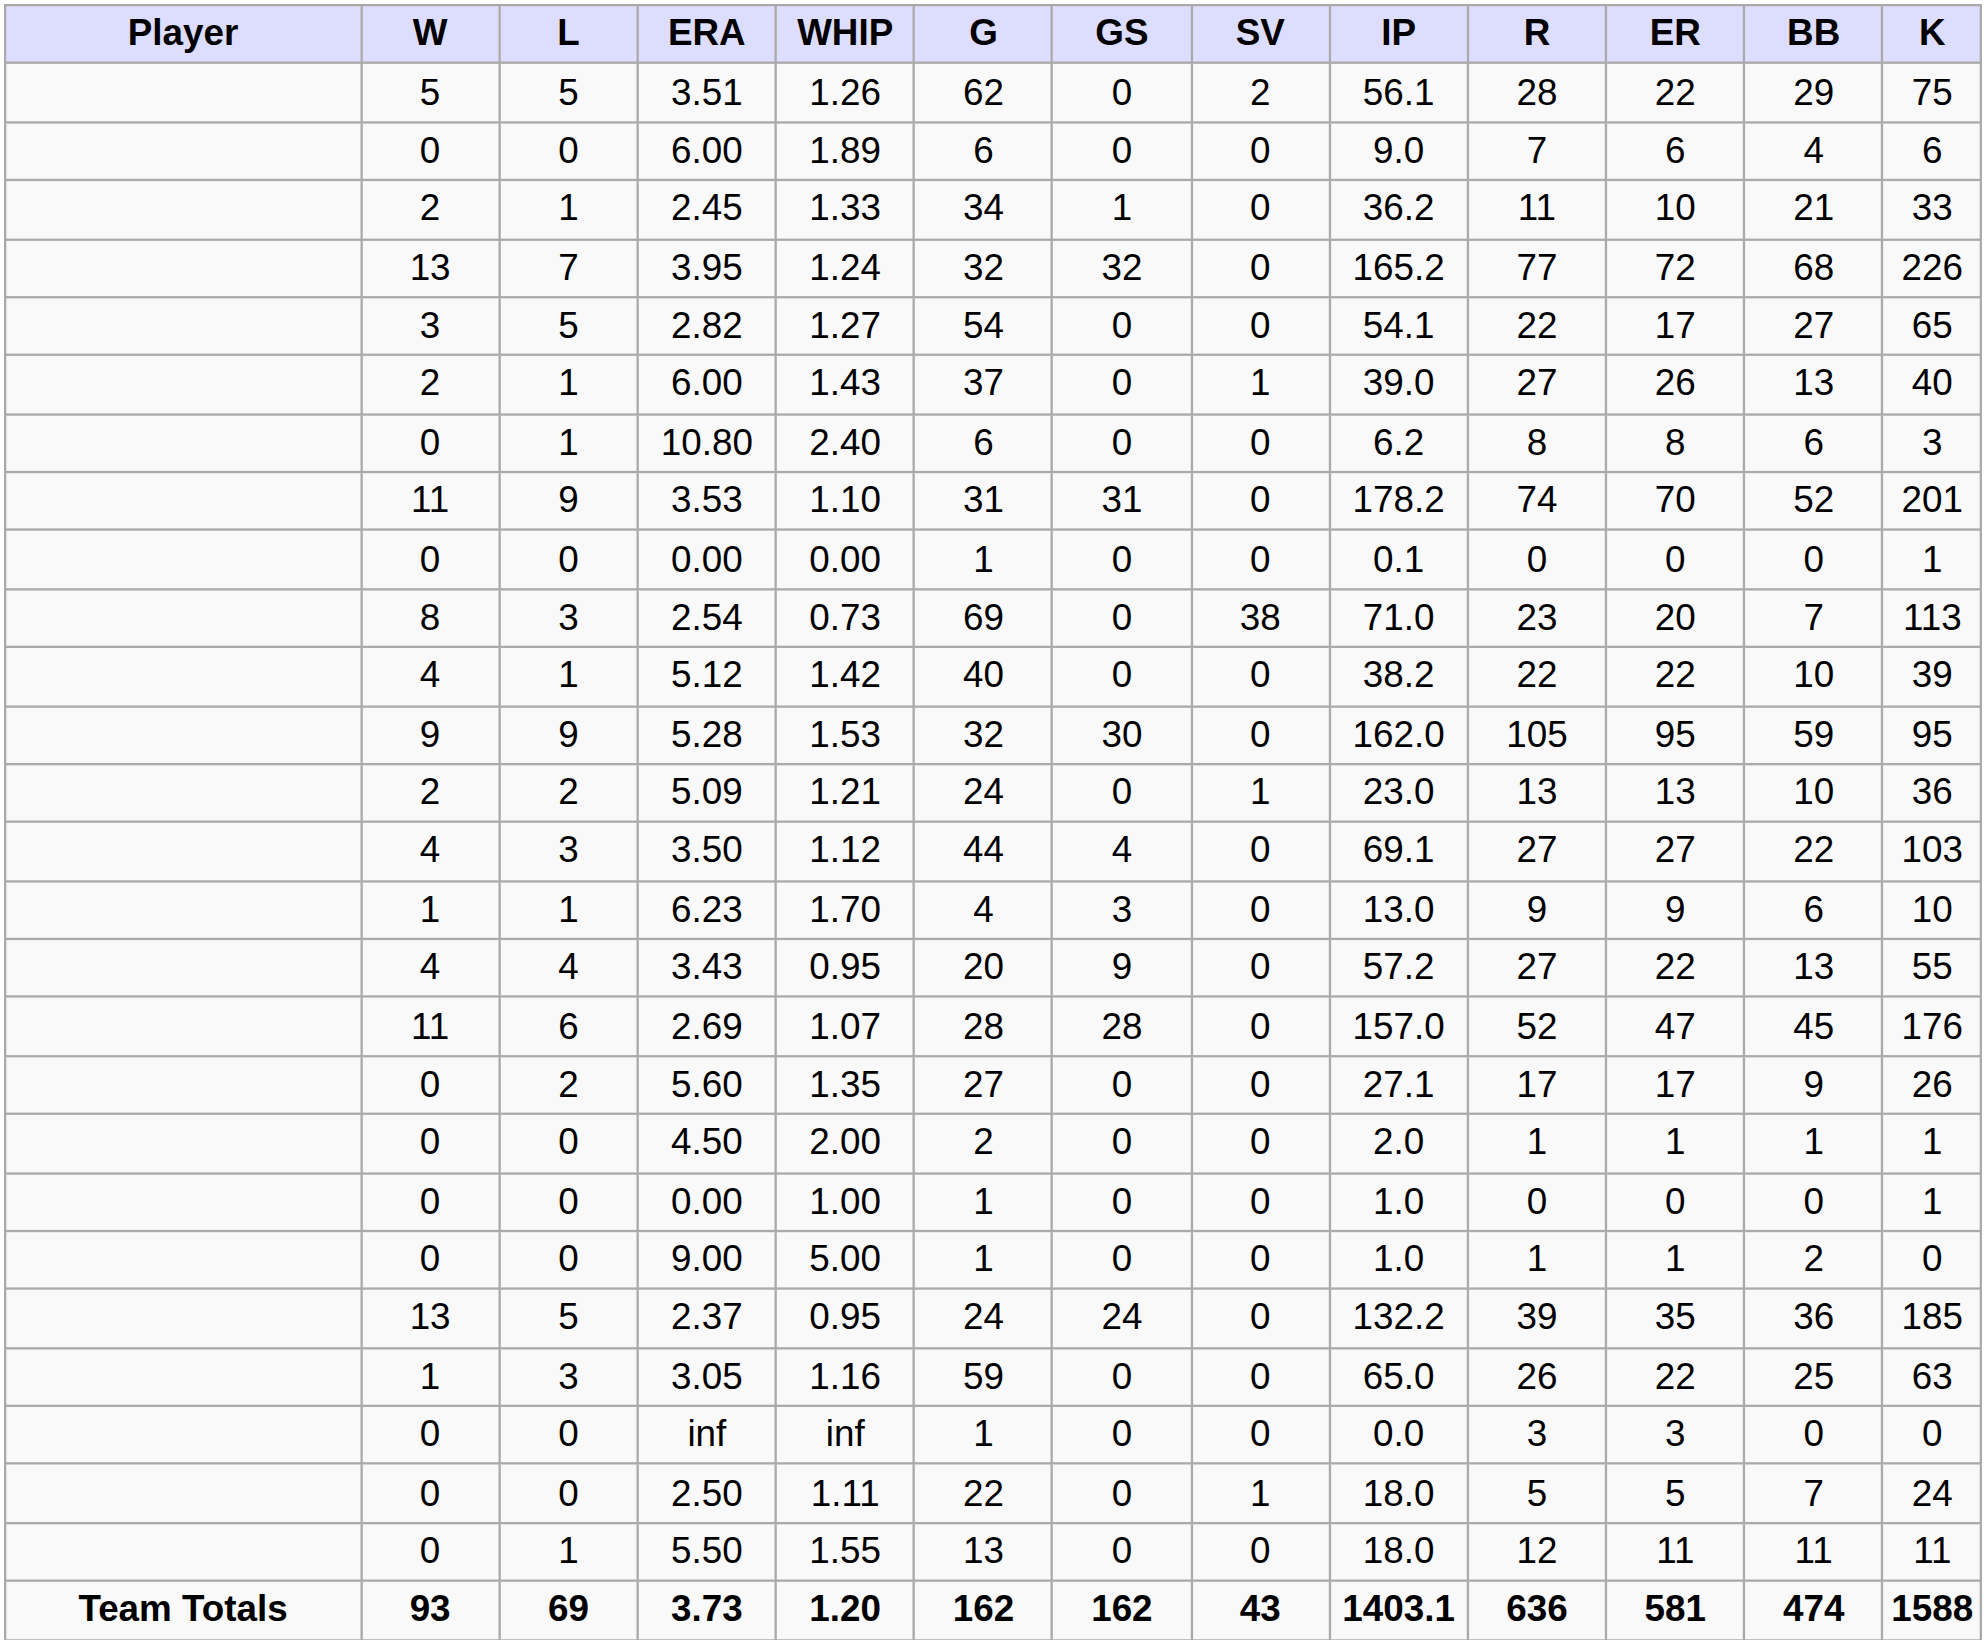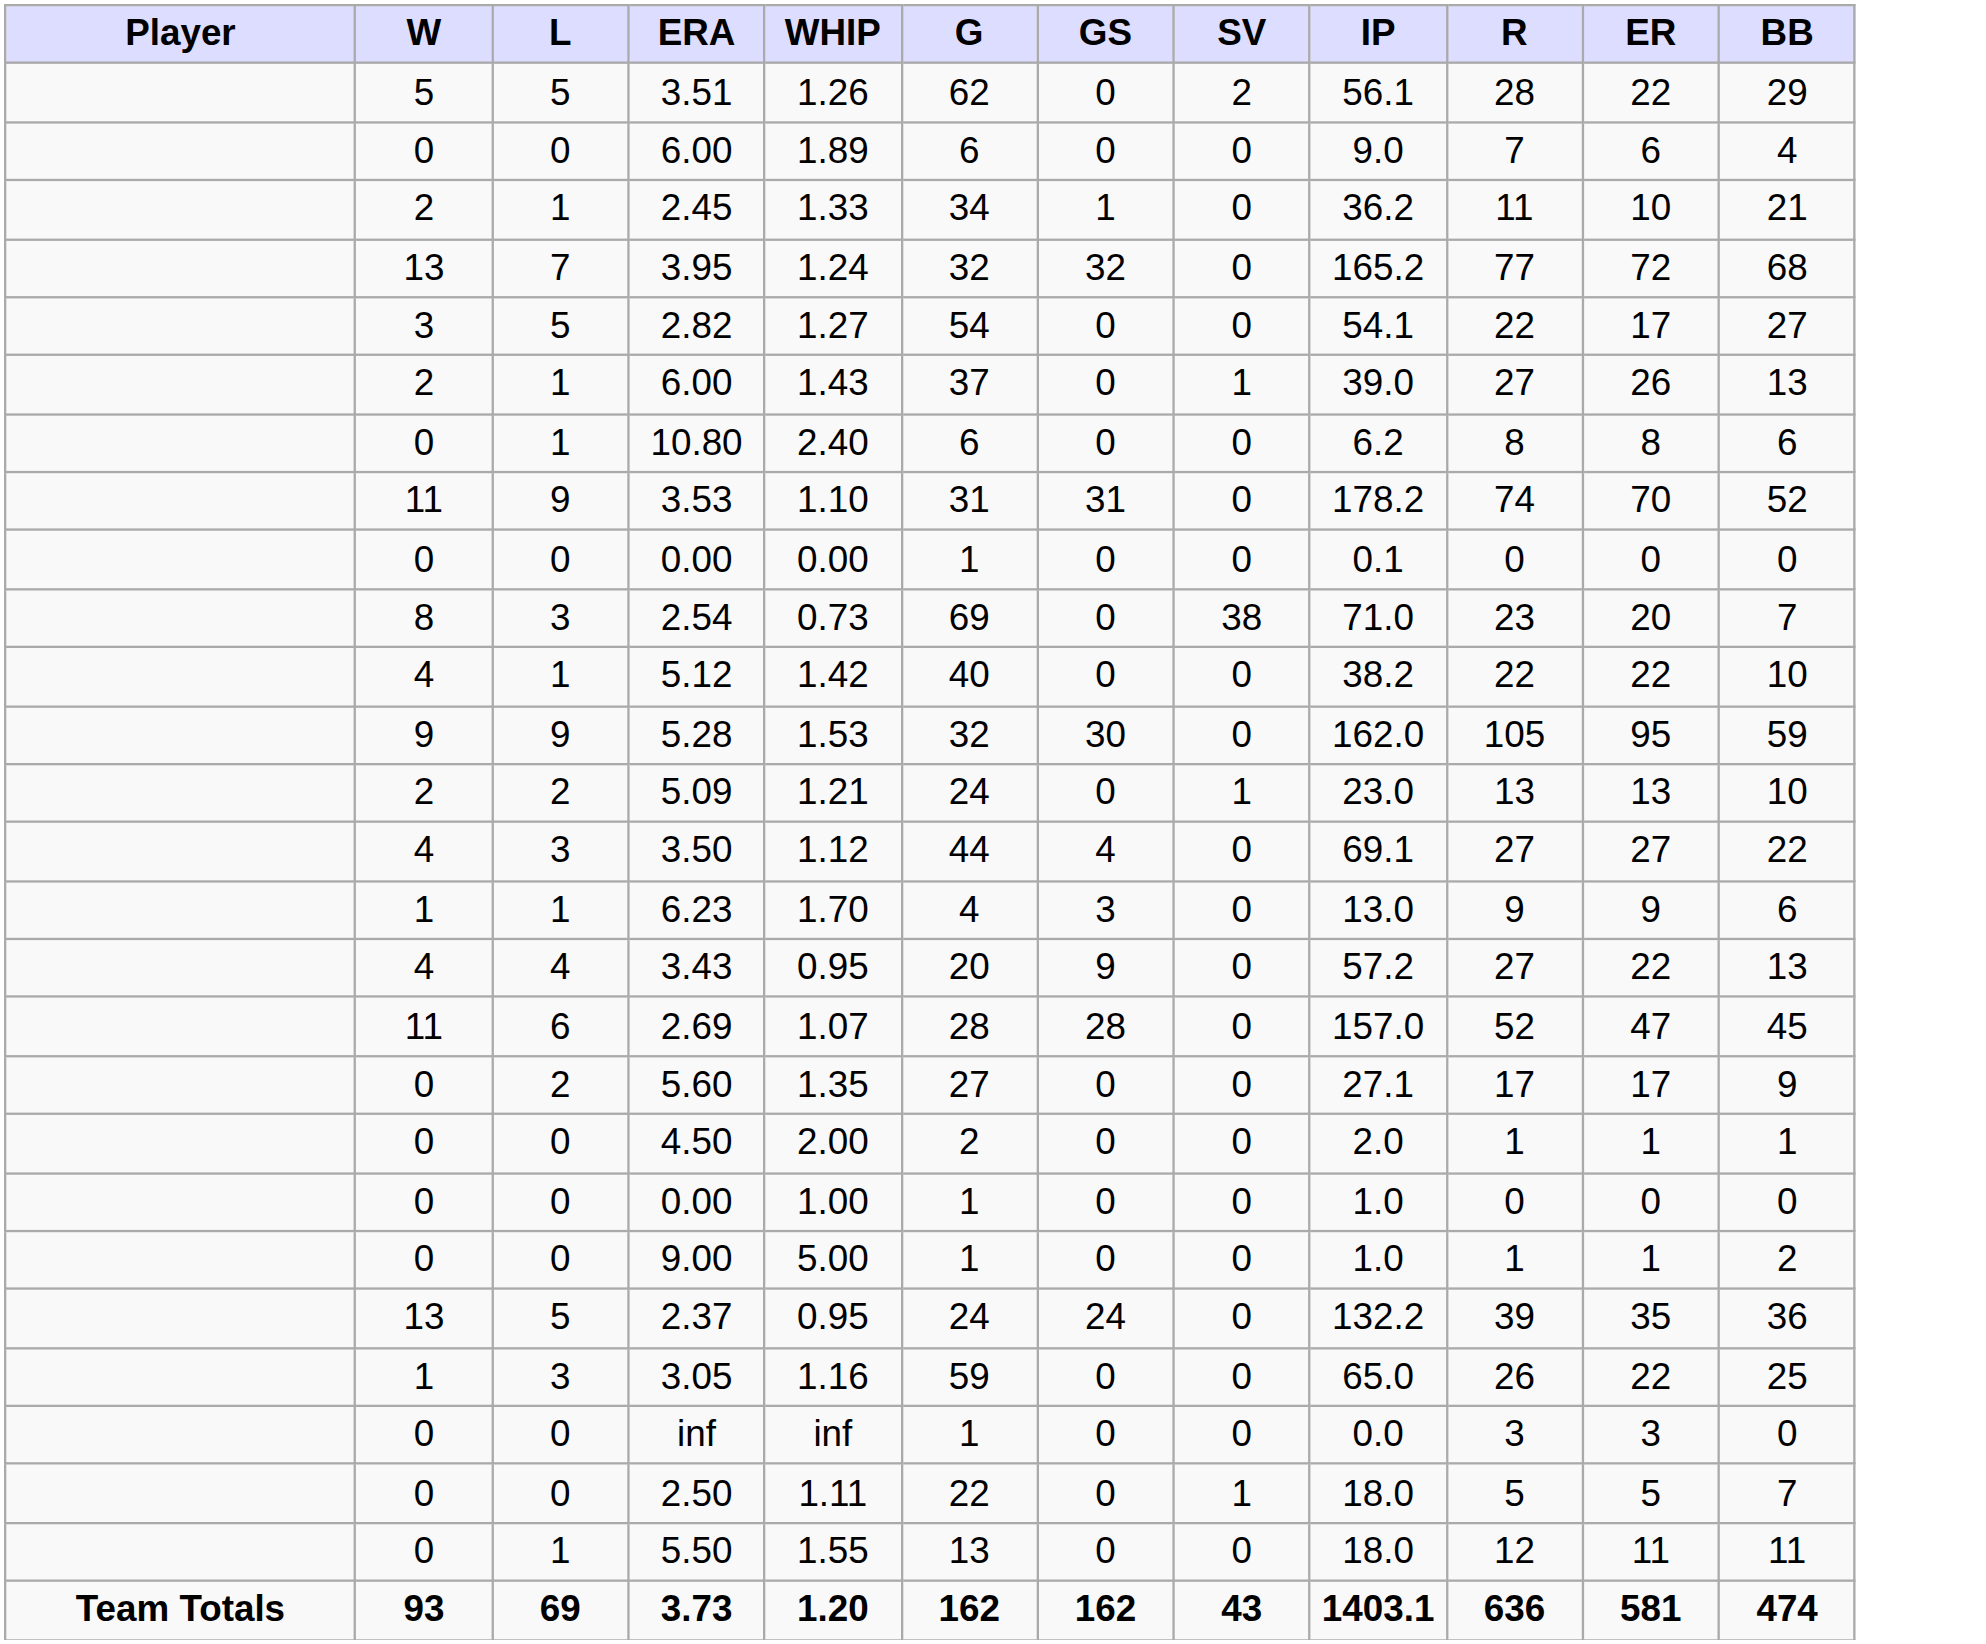- column: (1932, 33)
